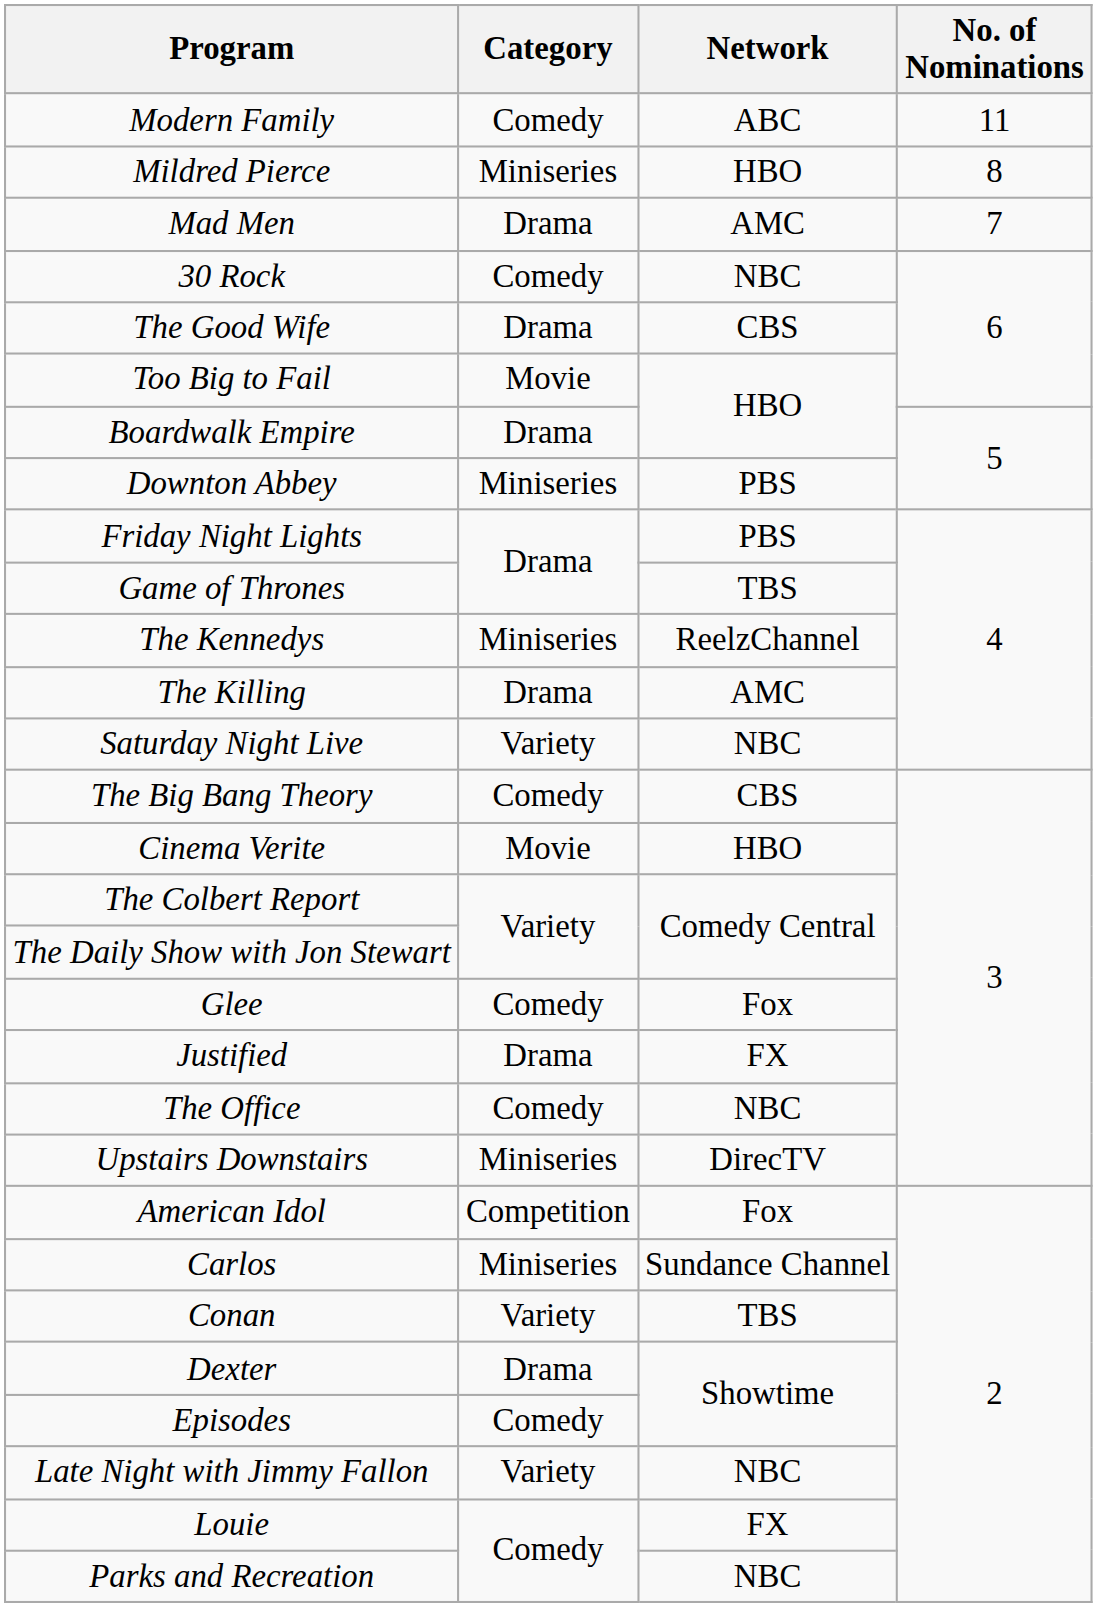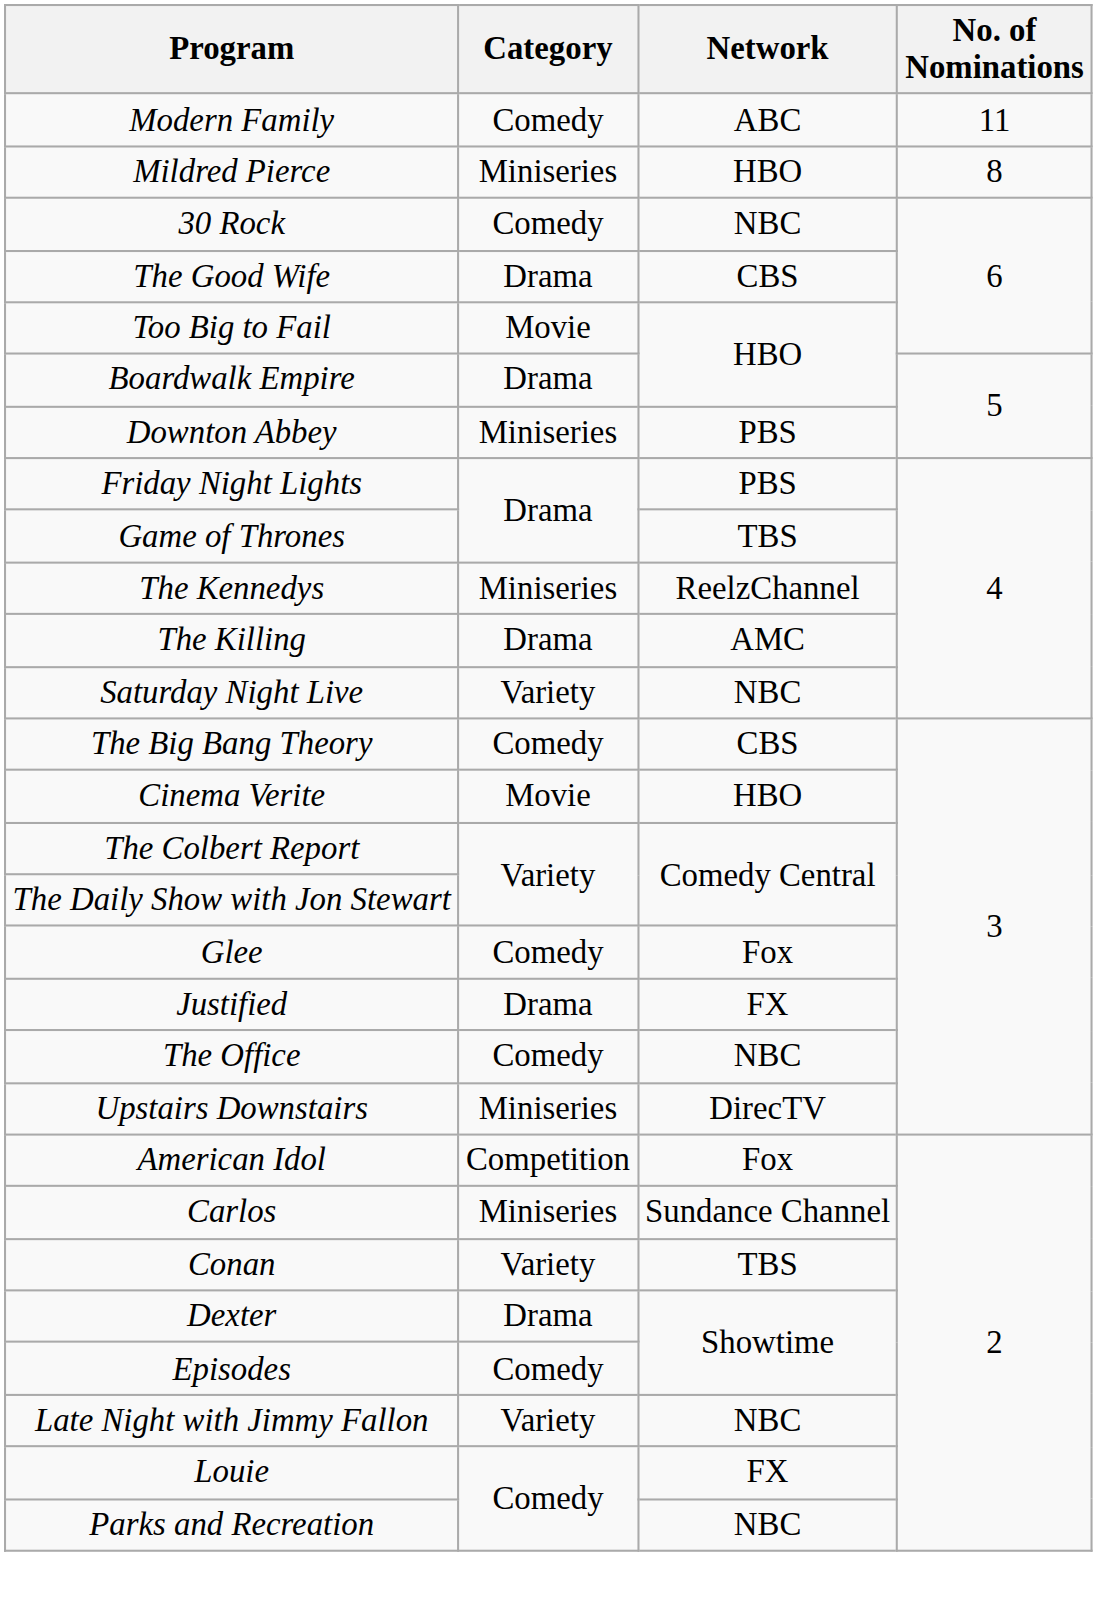- row: (232, 223)
